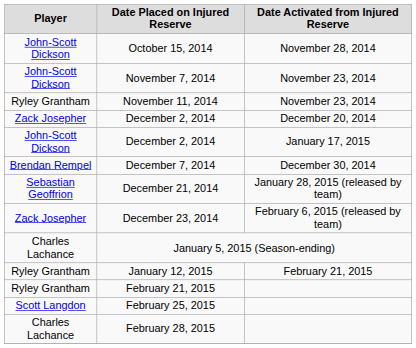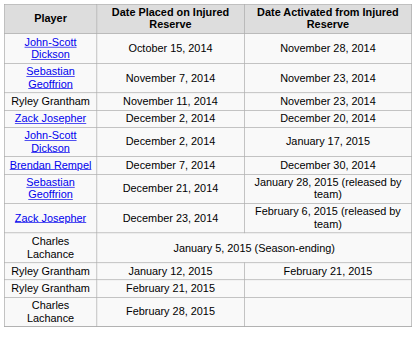(51, 78) John-Scott Dickson -> (51, 78) Sebastian Geoffrion
- row: (170, 305)
